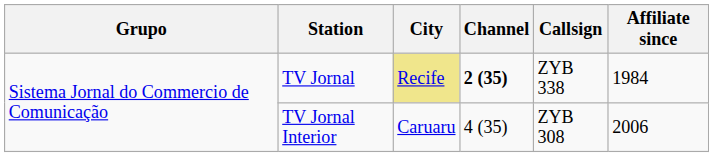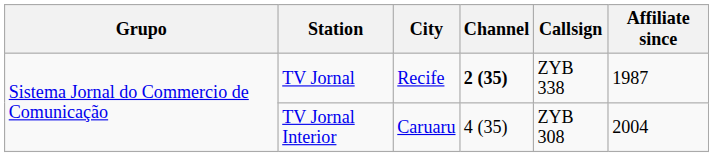(421, 78) khaki background -> (421, 78) no background
(630, 78) 1984 -> (630, 78) 1987
(630, 127) 2006 -> (630, 127) 2004
